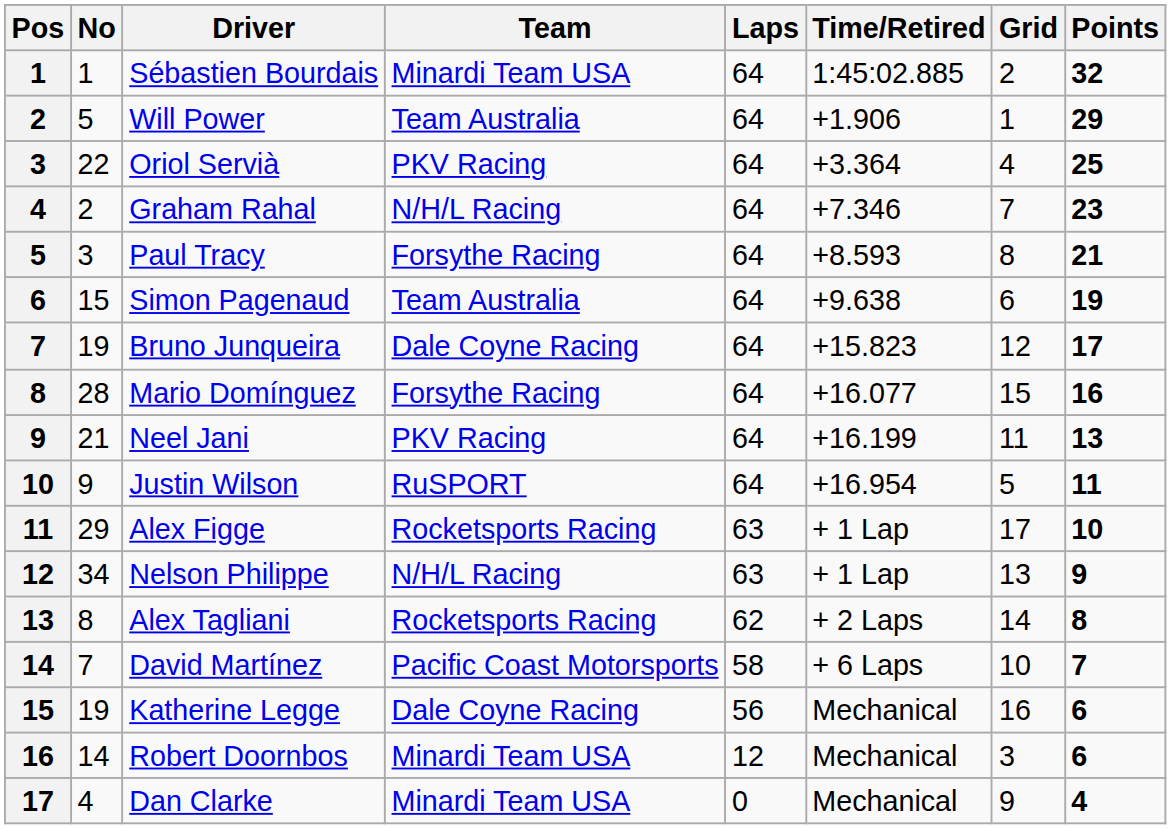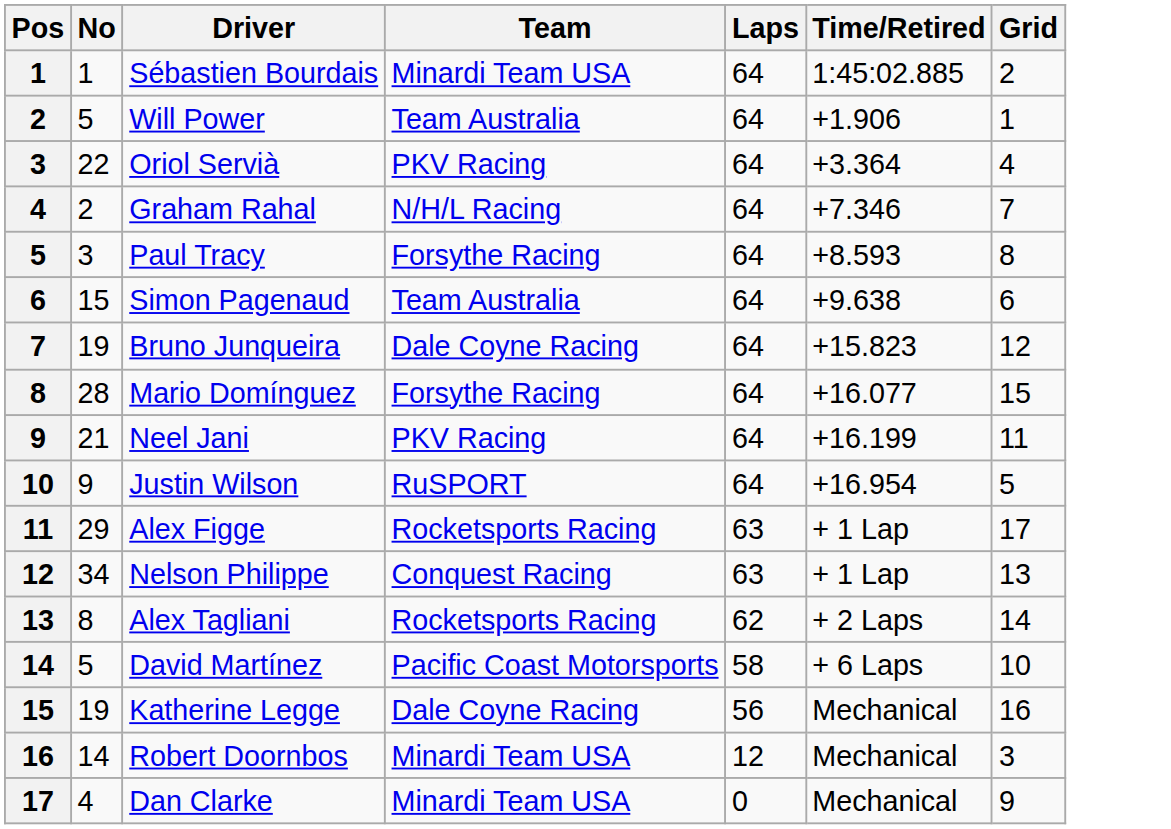- column: (1115, 28)
(476, 574) N/H/L Racing -> (502, 574) Conquest Racing
(86, 665) 7 -> (86, 665) 5
